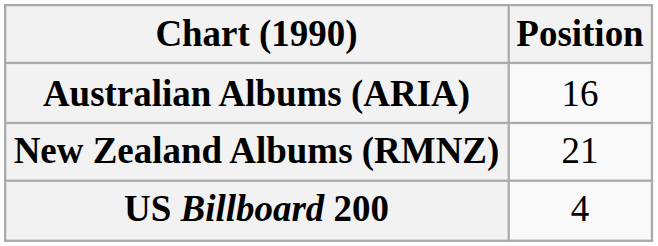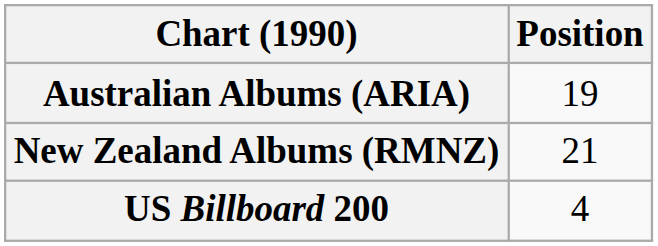(580, 92) 16 -> (580, 92) 19
